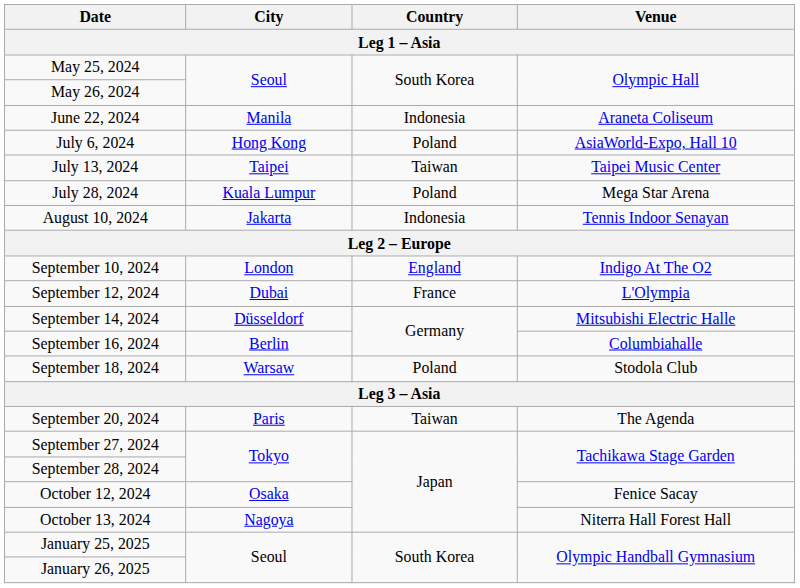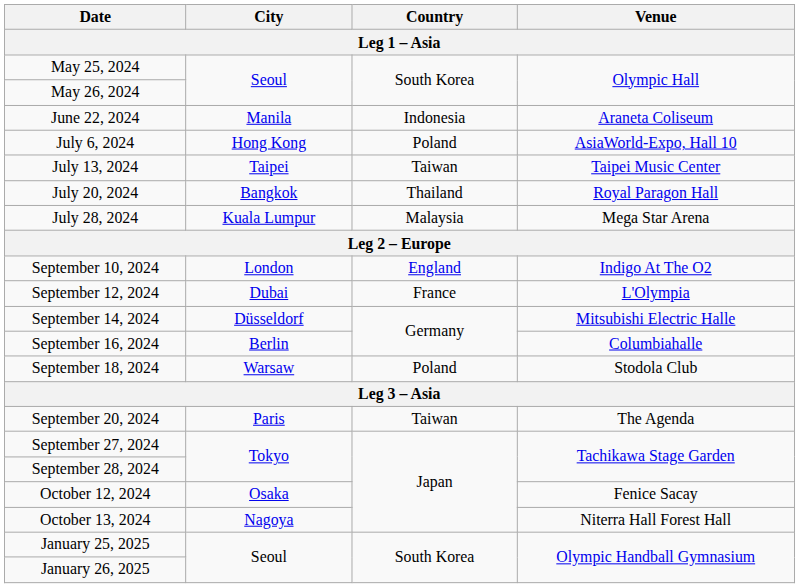+ row: (95, 192)
(435, 192) Poland -> (435, 218) Malaysia
- row: (95, 218)
